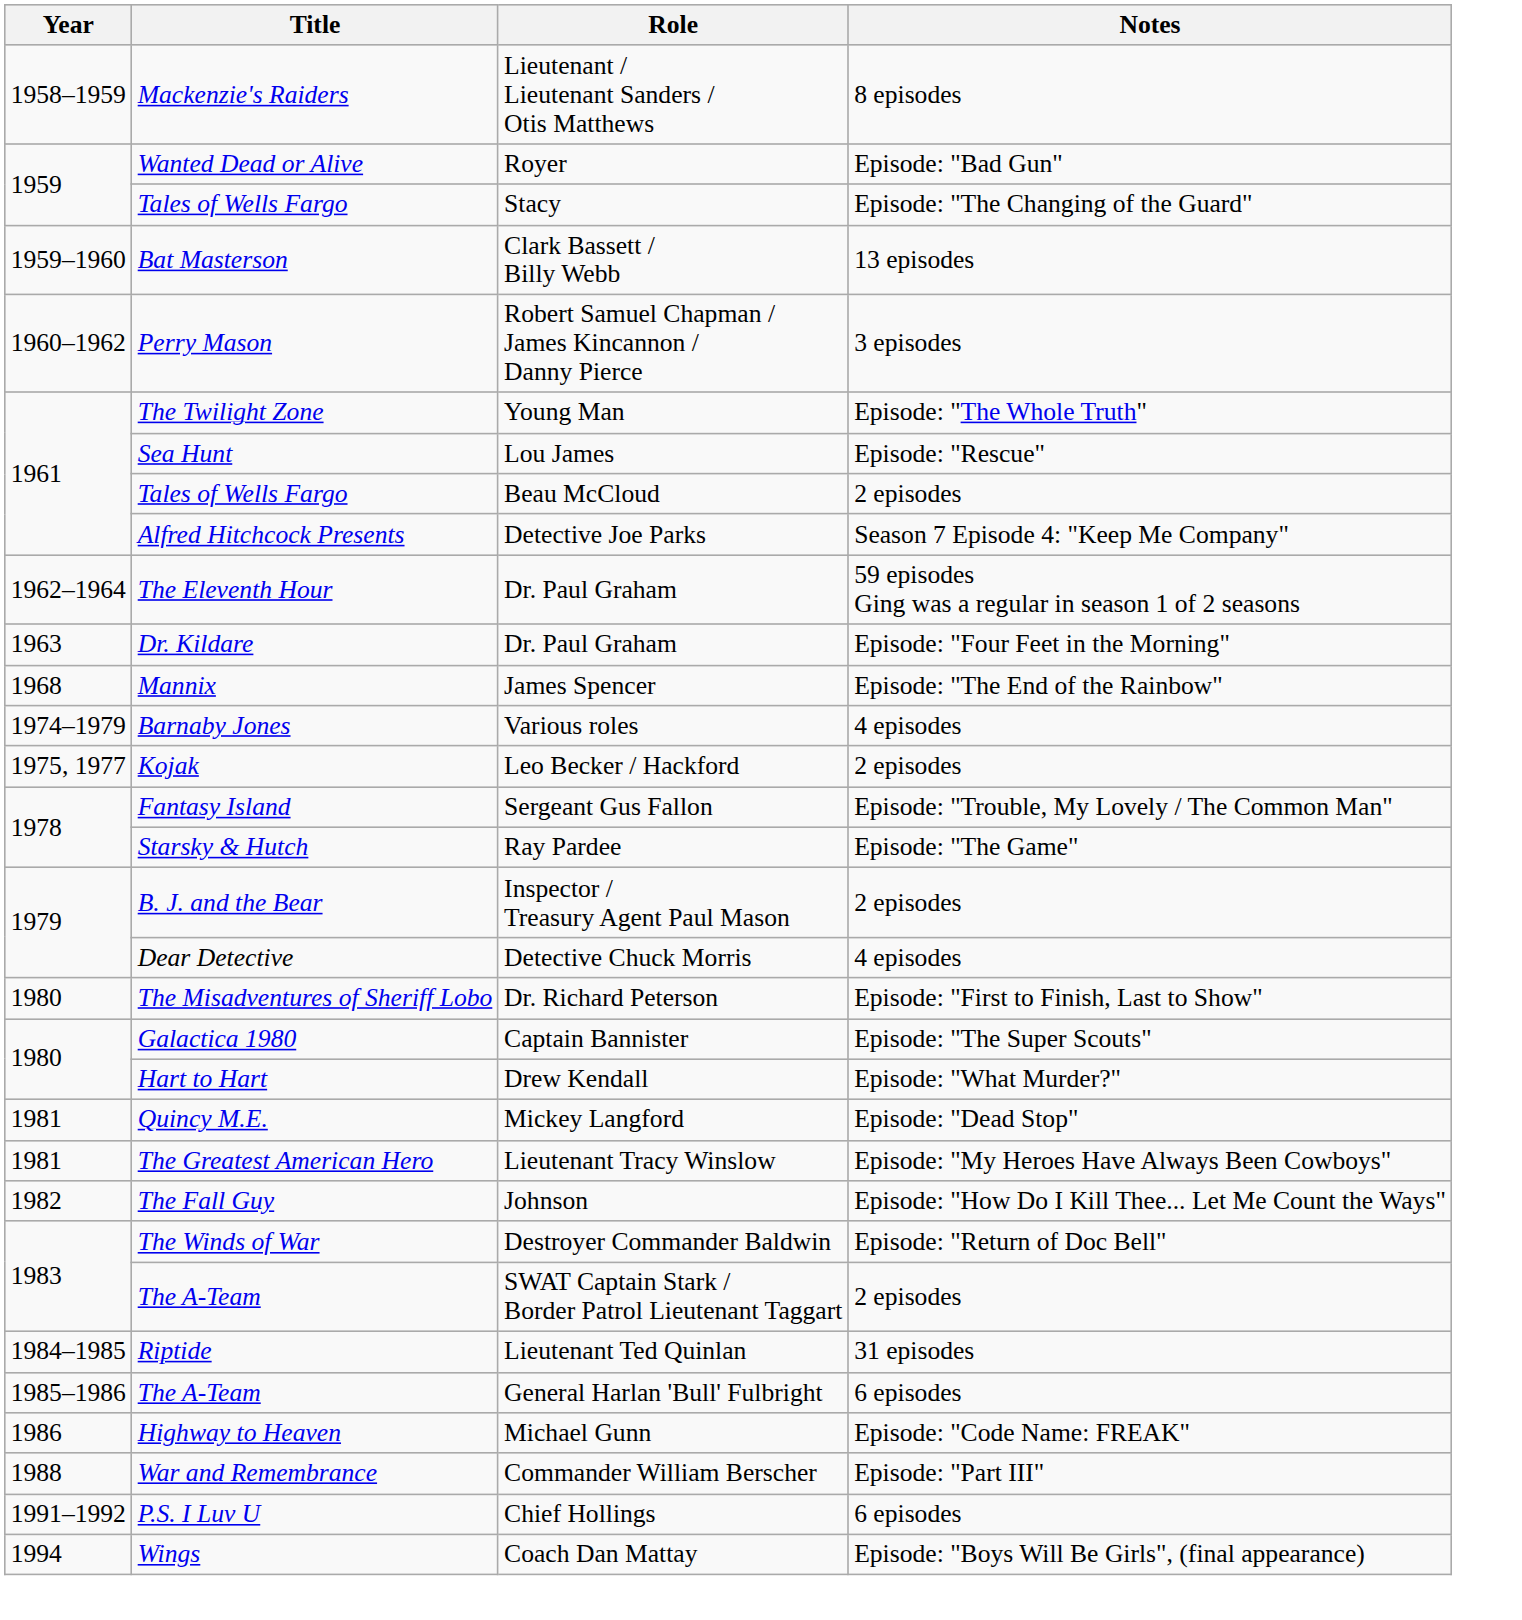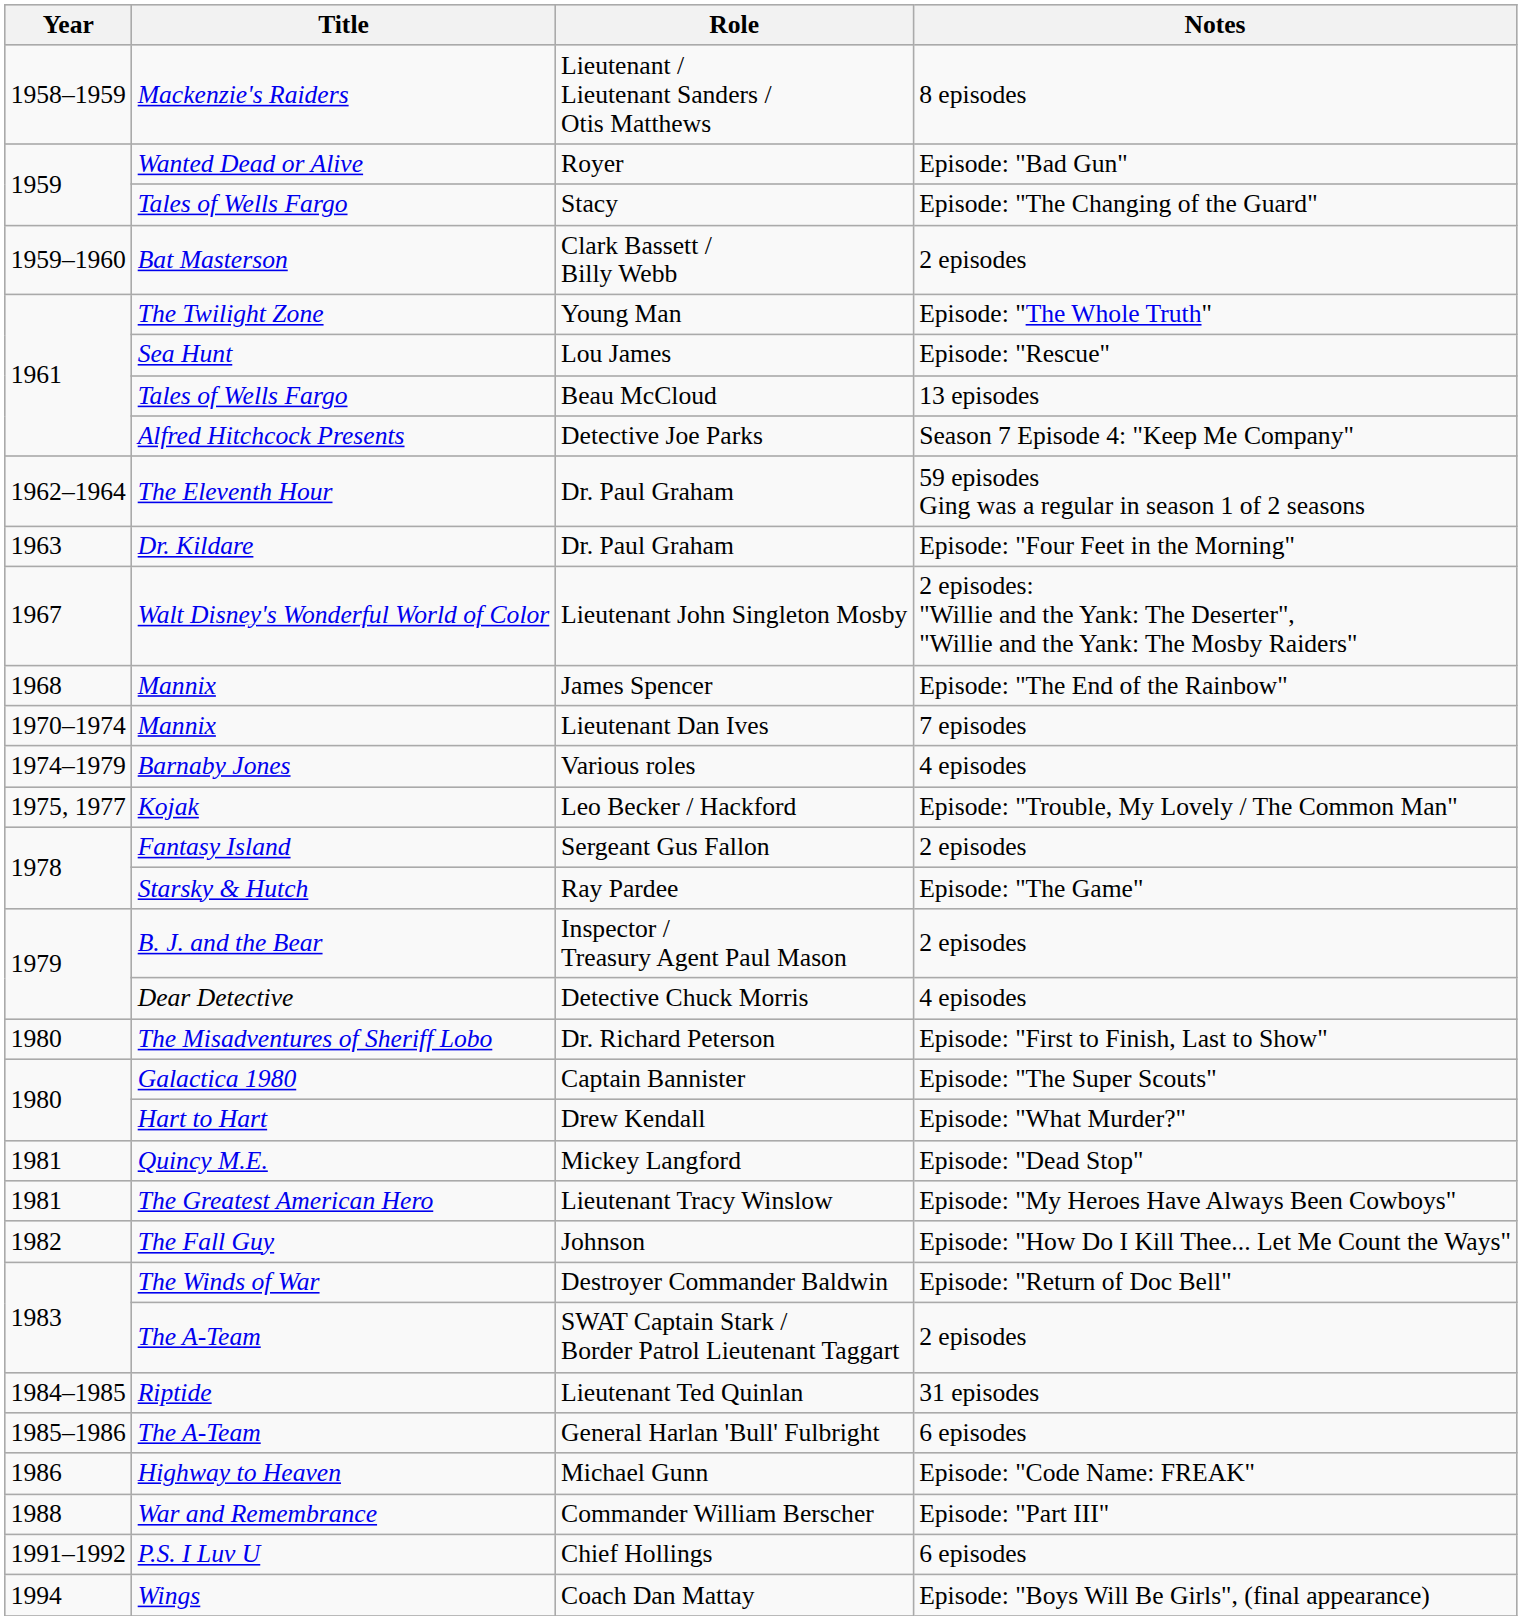(914, 259) 13 episodes -> (973, 259) 2 episodes
- row: (205, 342)
(908, 493) 2 episodes -> (979, 395) 13 episodes
+ row: (343, 615)
+ row: (177, 725)
(908, 766) 2 episodes -> (1188, 806) Episode: "Trouble, My Lovely / The Common Man"
(1123, 806) Episode: "Trouble, My Lovely / The Common Man" -> (973, 847) 2 episodes
